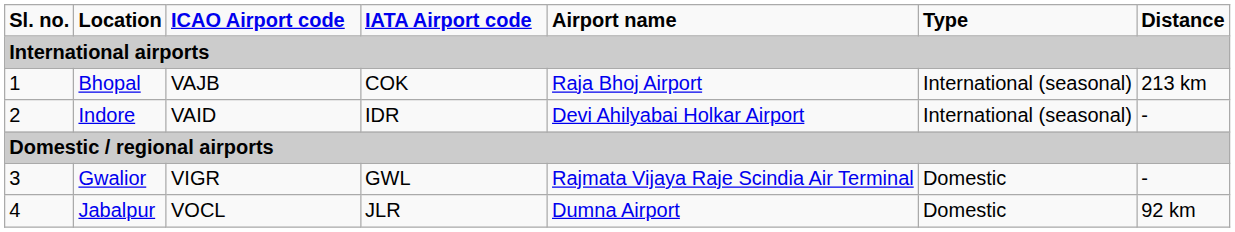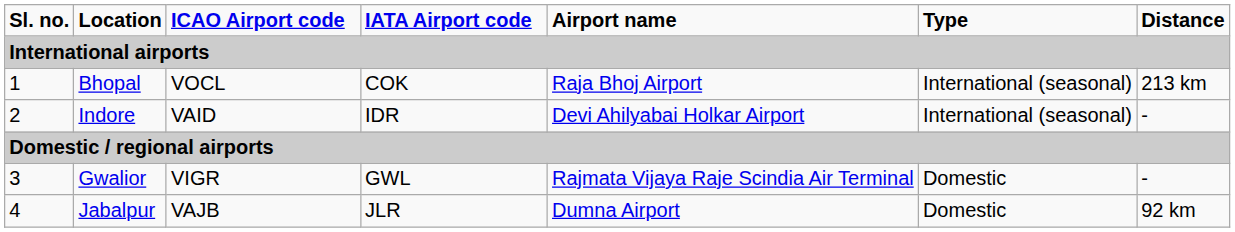(195, 83) VAJB -> (198, 83) VOCL
(198, 210) VOCL -> (195, 210) VAJB
